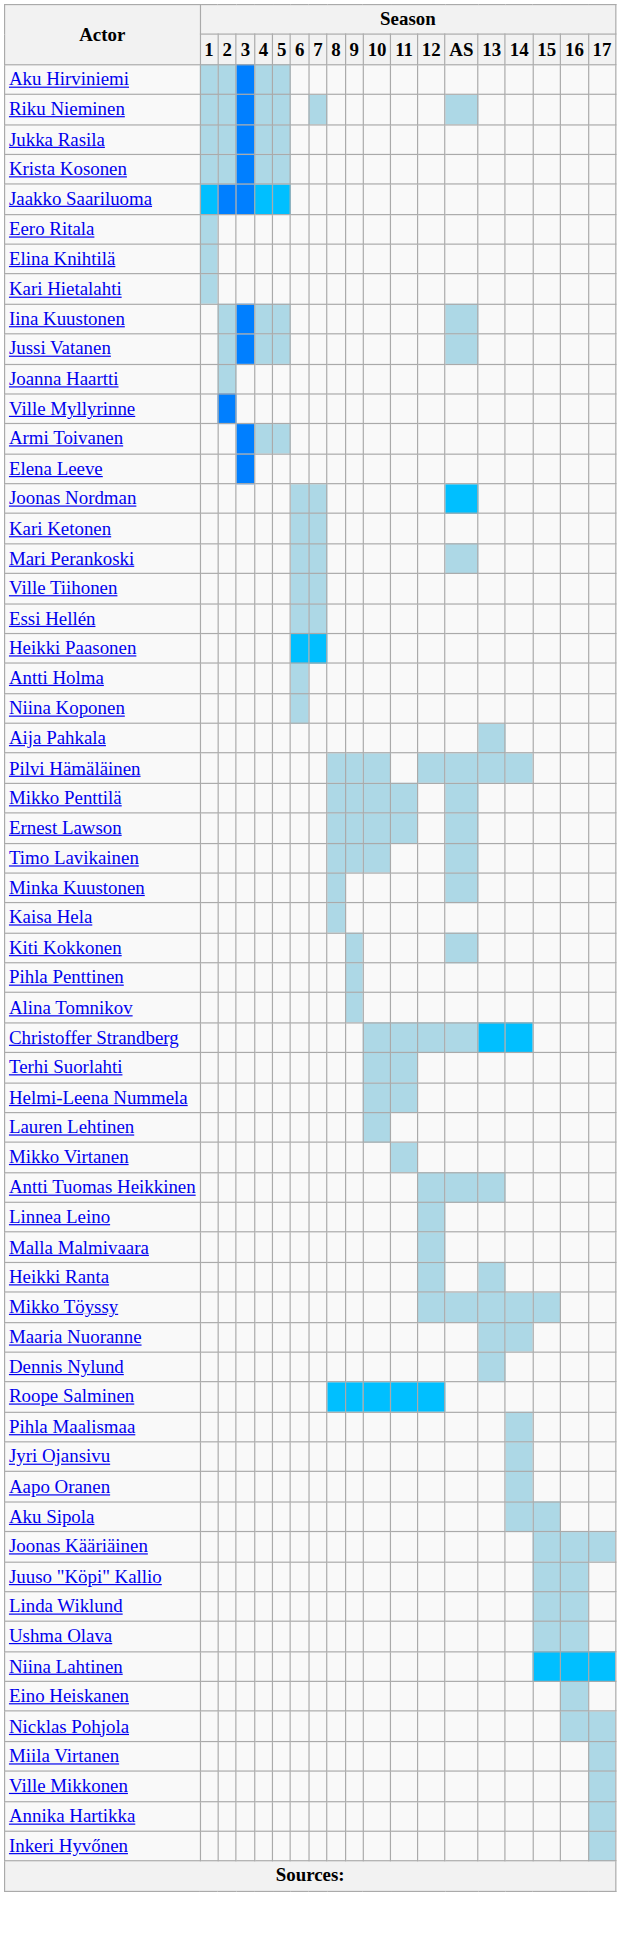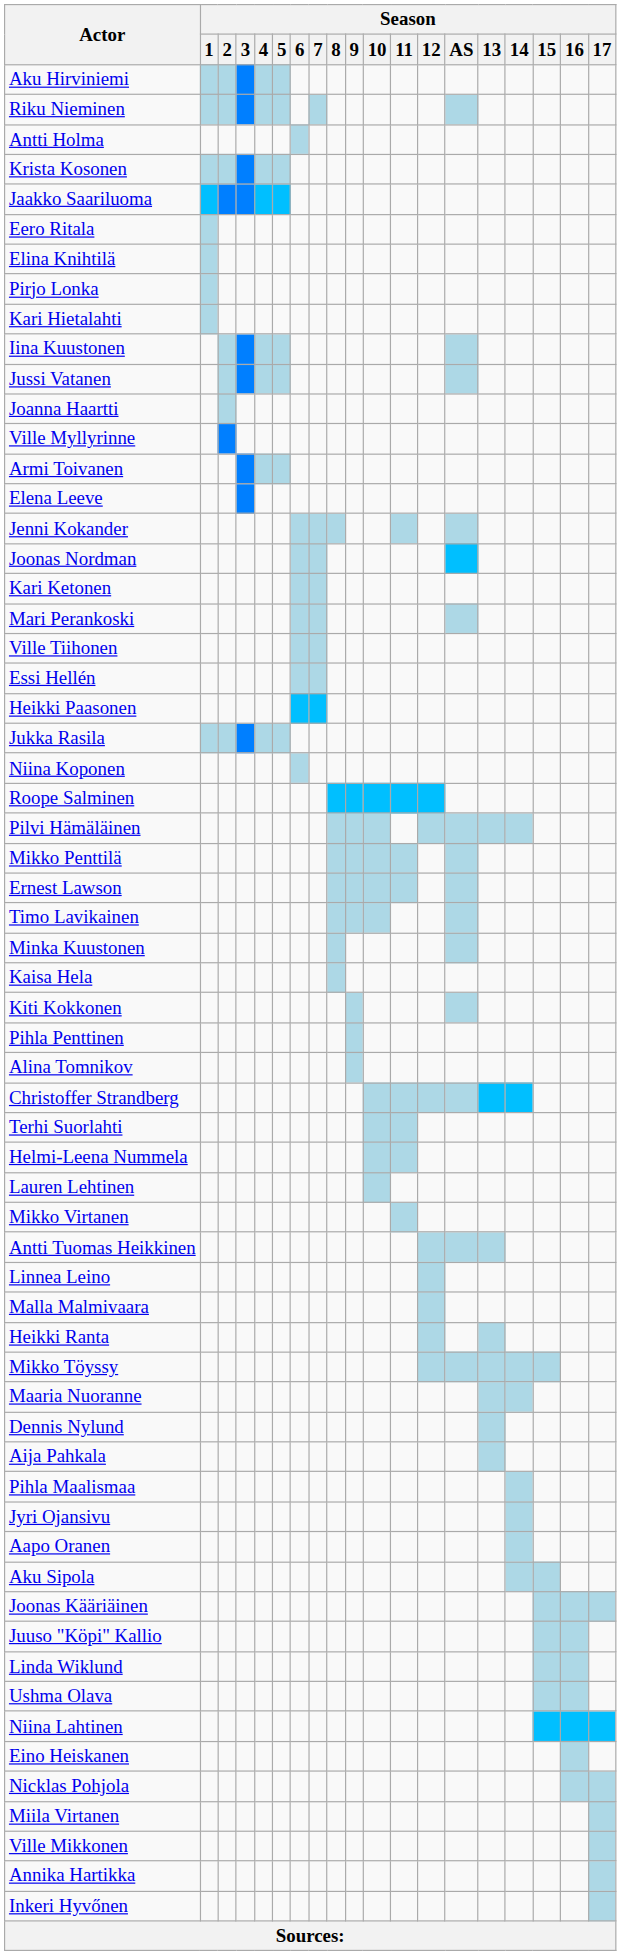rows swapped: (57, 139) <-> (56, 678)
+ row: (54, 288)
+ row: (68, 528)
rows swapped: (72, 1396) <-> (57, 738)
